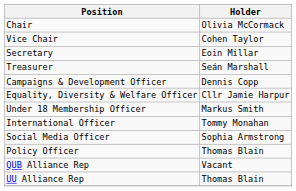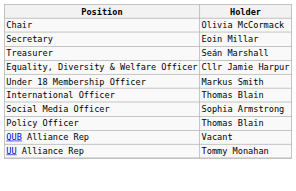- row: (32, 39)
- row: (86, 81)
(235, 123) Tommy Monahan -> (233, 95) Thomas Blain
(233, 179) Thomas Blain -> (235, 151) Tommy Monahan
